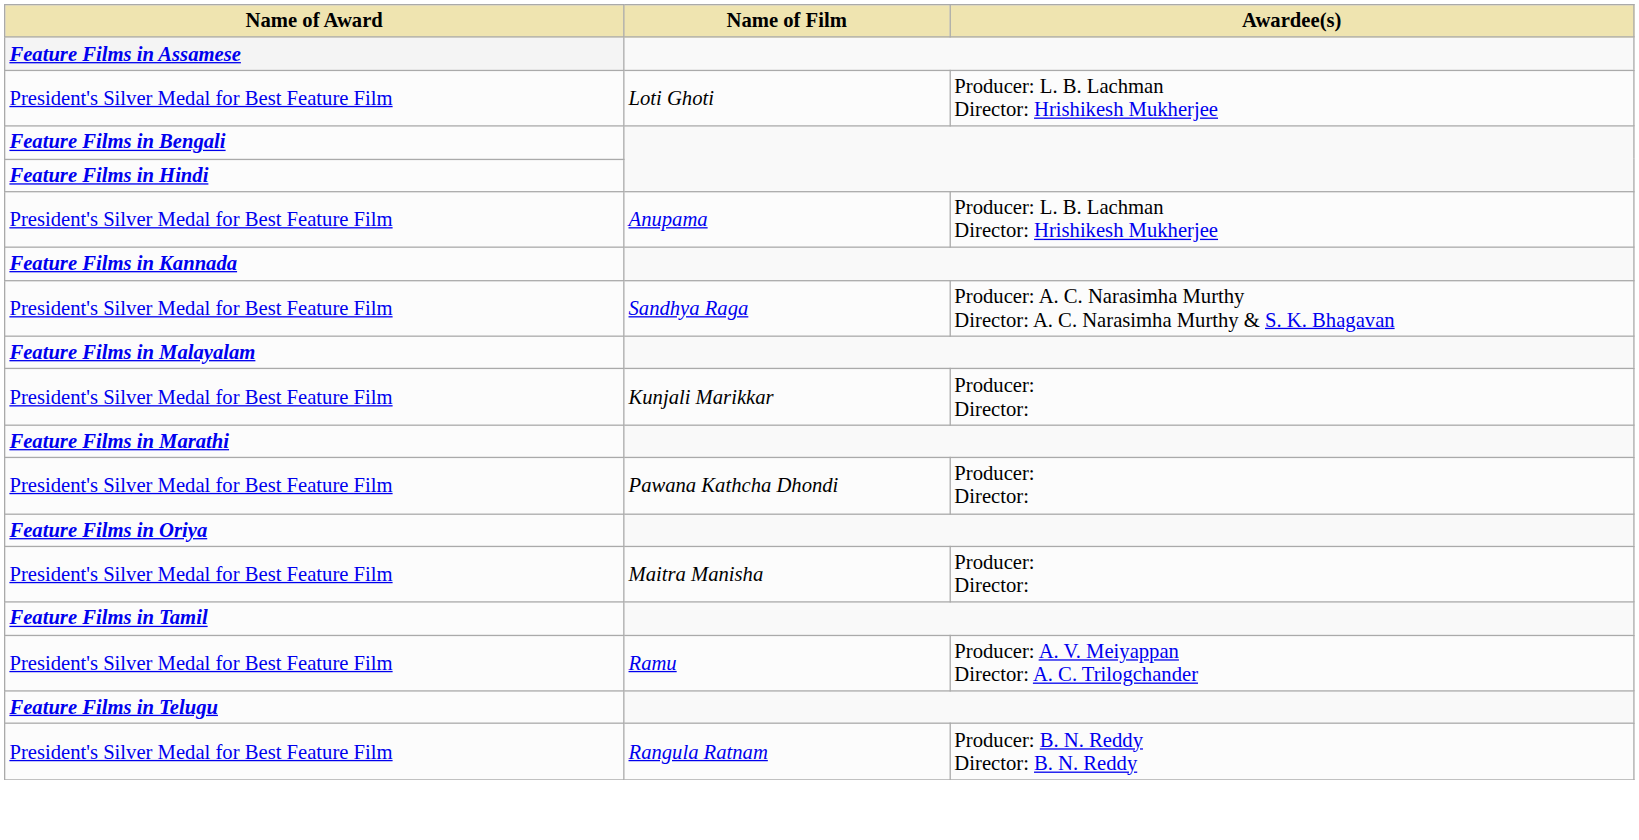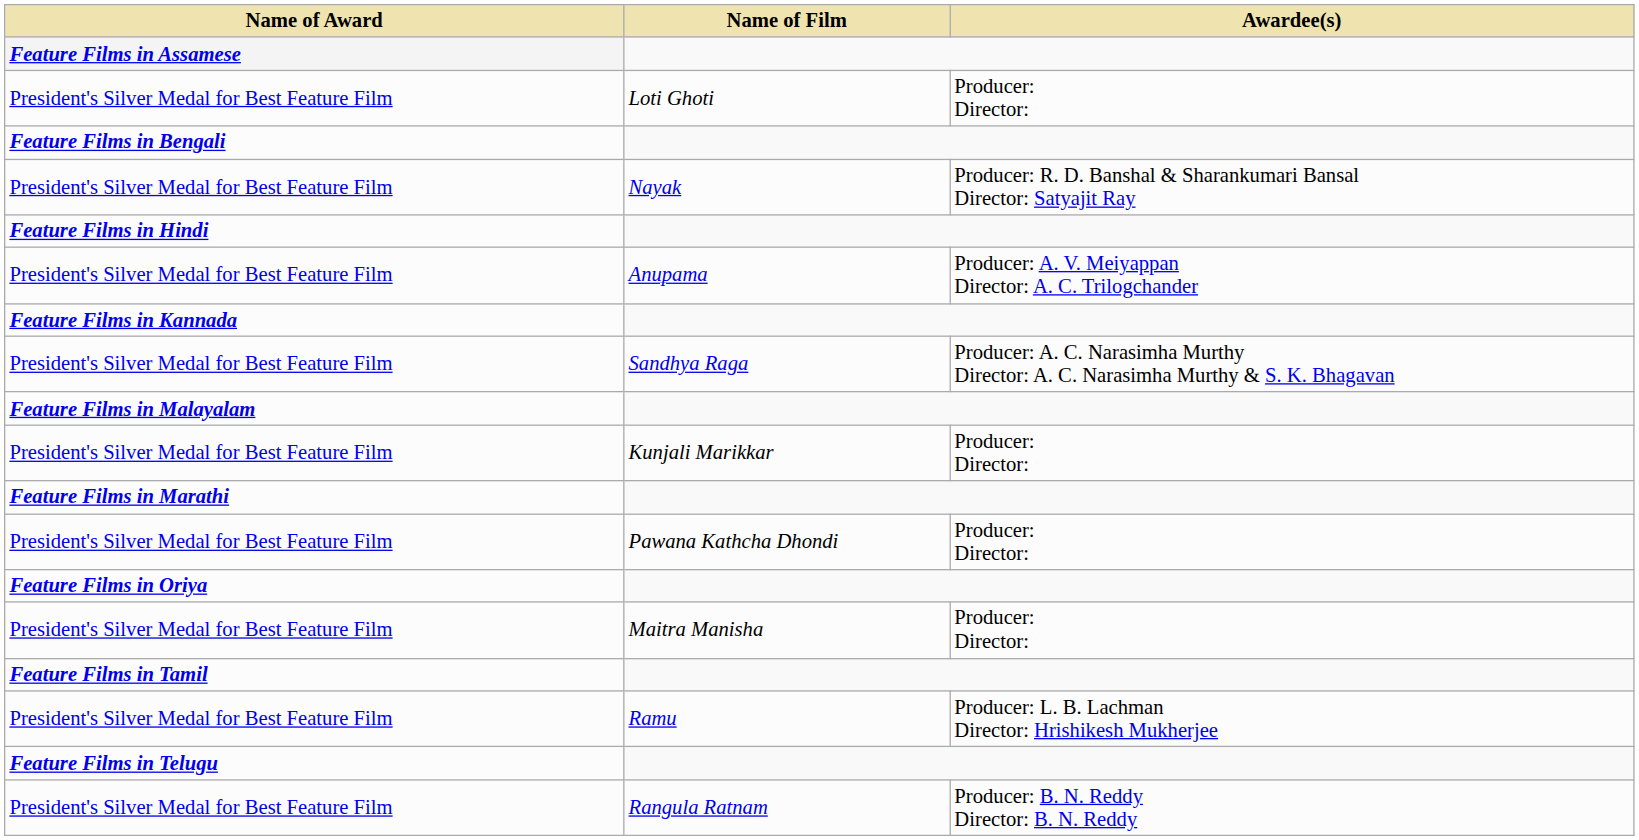(1086, 97) Producer: L. B. Lachman Director: Hrishikesh Mukherjee -> (994, 97) Producer: Director:
+ row: (201, 186)
(1086, 219) Producer: L. B. Lachman Director: Hrishikesh Mukherjee -> (1076, 275) Producer: A. V. Meiyappan Director: A. C. Trilogchander
(1076, 662) Producer: A. V. Meiyappan Director: A. C. Trilogchander -> (1086, 718) Producer: L. B. Lachman Director: Hrishikesh Mukherjee
